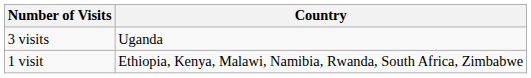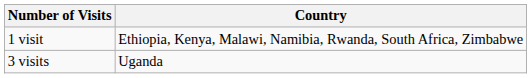rows swapped: (26, 61) <-> (28, 38)
